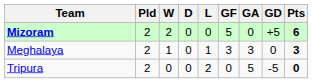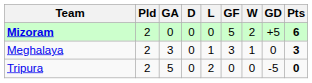columns swapped: (169, 13) <-> (251, 13)
